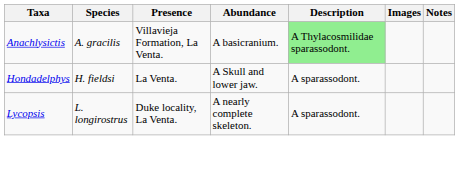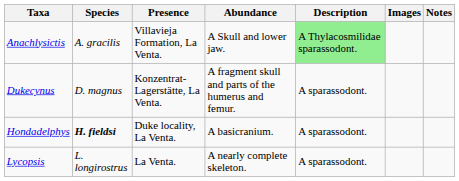(246, 42) A basicranium. -> (247, 42) A Skull and lower jaw.
+ row: (31, 90)
(95, 78) normal -> (95, 132) bold
(156, 78) La Venta. -> (165, 132) Duke locality, La Venta.
(238, 78) A Skull and lower jaw. -> (240, 132) A basicranium.
(166, 113) Duke locality, La Venta. -> (155, 161) La Venta.
